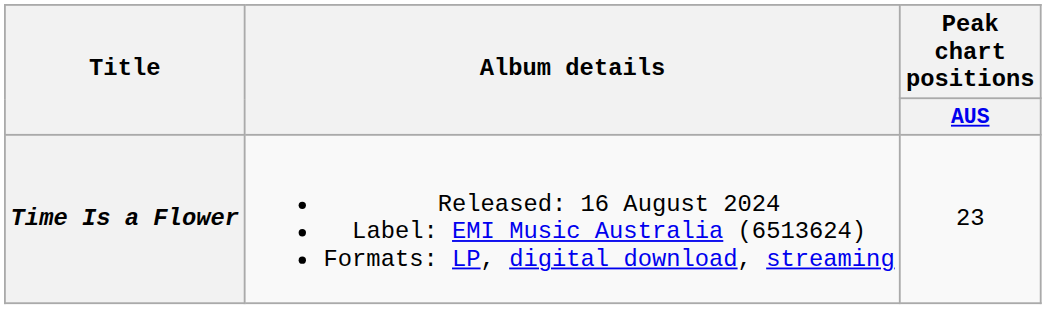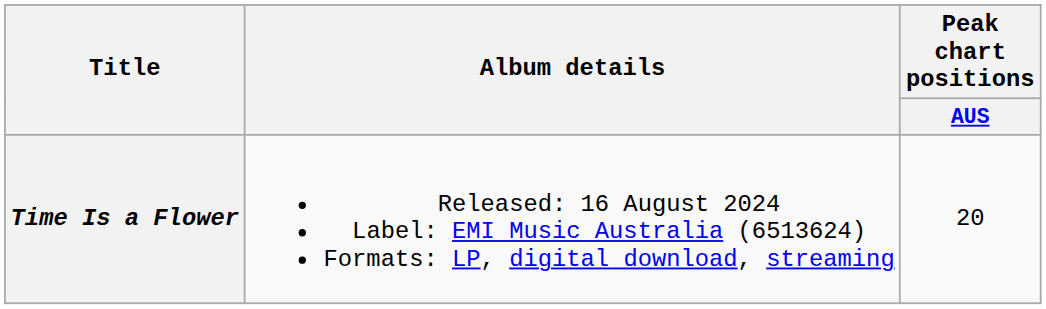(970, 219) 23 -> (970, 219) 20
